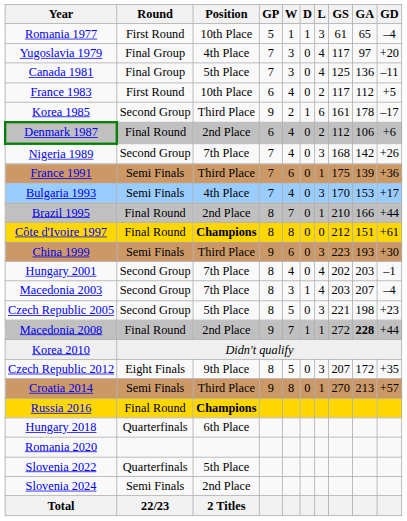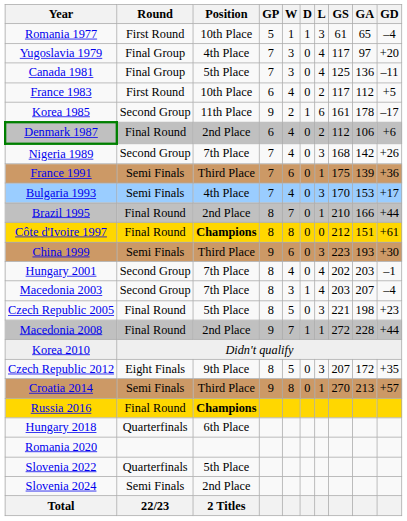(226, 112) Third Place -> (226, 112) 11th Place
(155, 310) Second Group -> (155, 310) Final Round
(365, 329) bold -> (365, 329) normal
